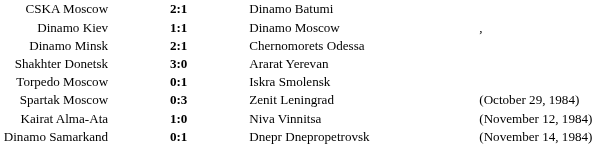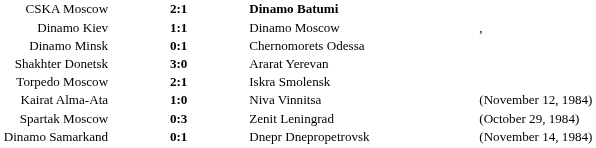(291, 9) normal -> (294, 9) bold
(179, 45) 2:1 -> (179, 45) 0:1
(179, 82) 0:1 -> (179, 82) 2:1
rows swapped: (64, 100) <-> (64, 118)
